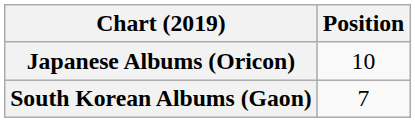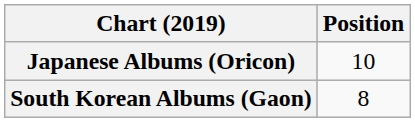(363, 98) 7 -> (363, 98) 8
